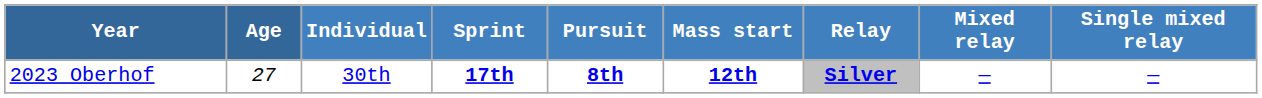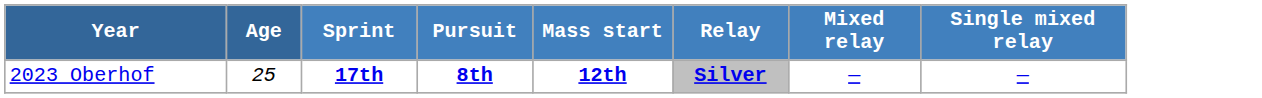- column: (366, 33)
(264, 77) 27 -> (264, 77) 25
